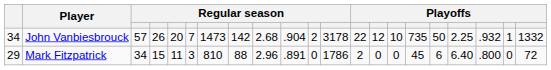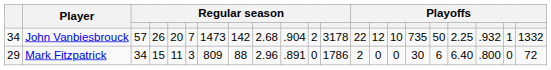(213, 55) 810 -> (213, 55) 809
(418, 55) 45 -> (418, 55) 30
